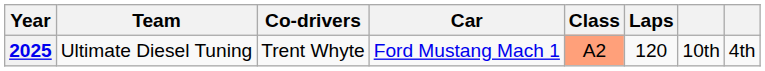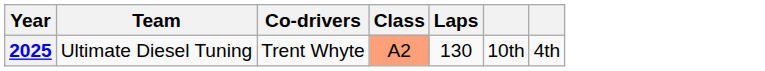- column: (467, 20)
(651, 50) 120 -> (456, 50) 130
